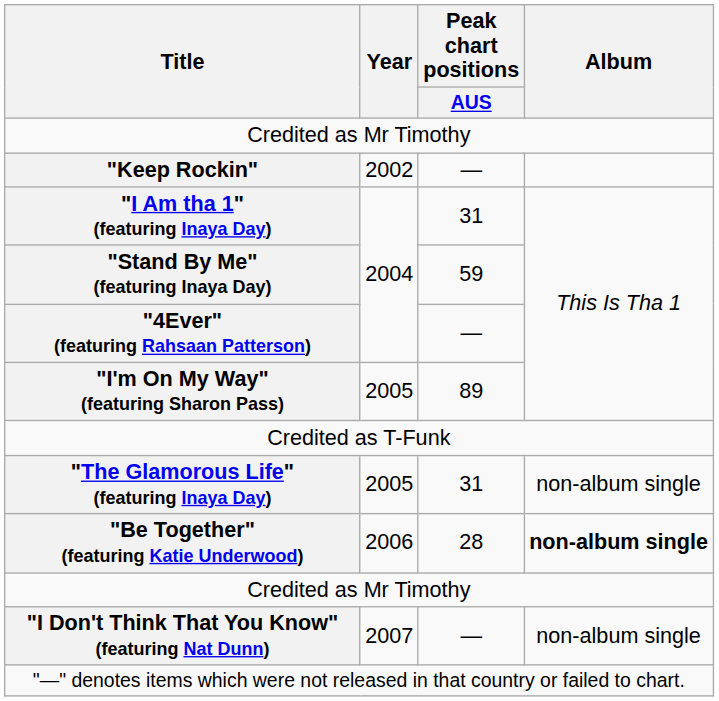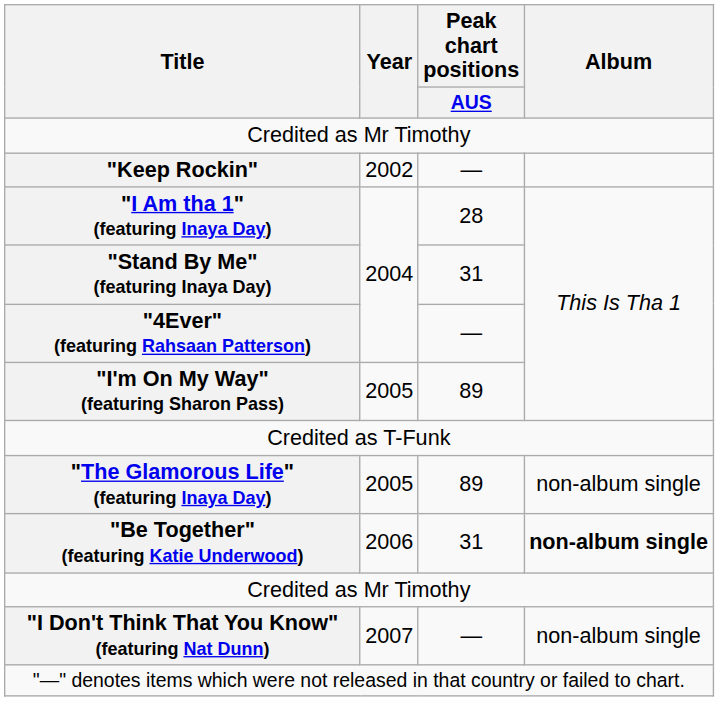(471, 215) 31 -> (471, 215) 28
(471, 274) 59 -> (471, 274) 31
(471, 484) 31 -> (471, 484) 89
(471, 542) 28 -> (471, 542) 31
